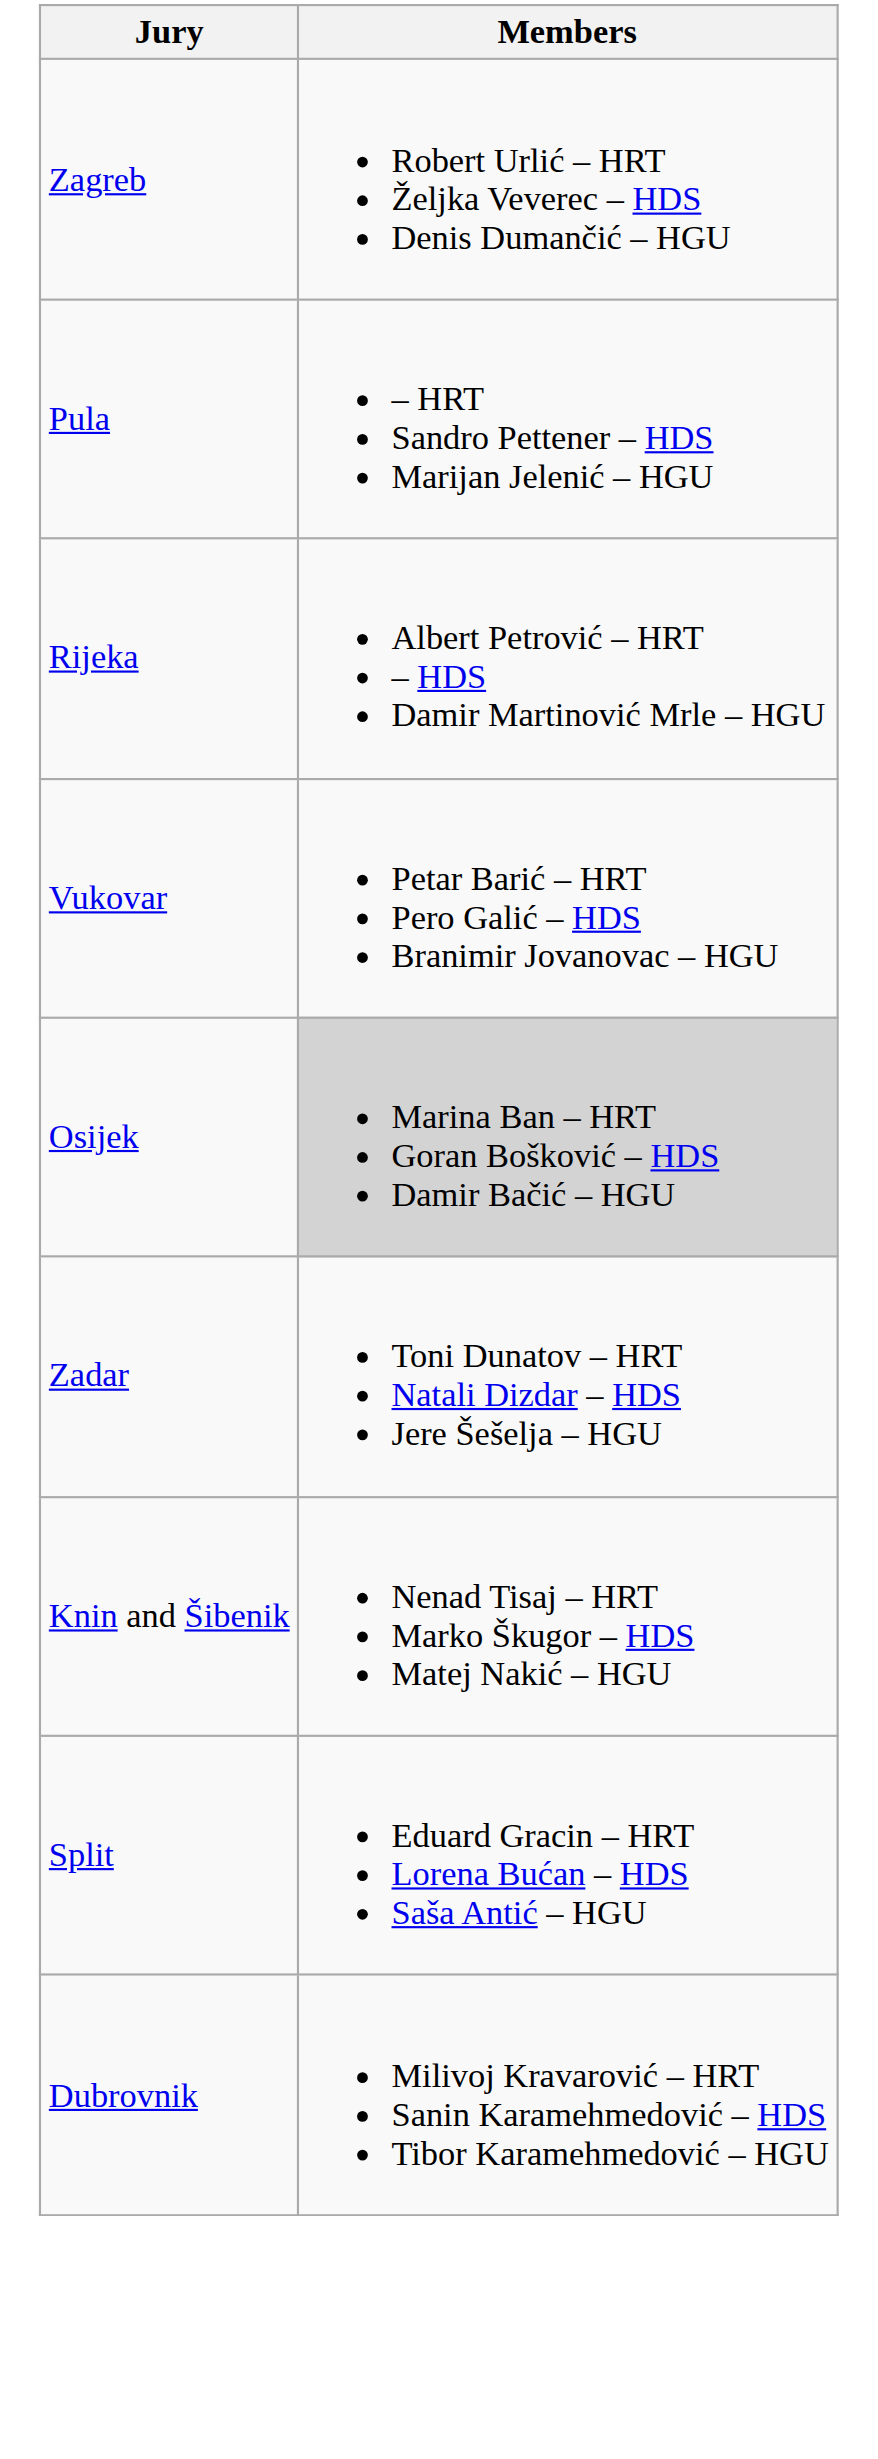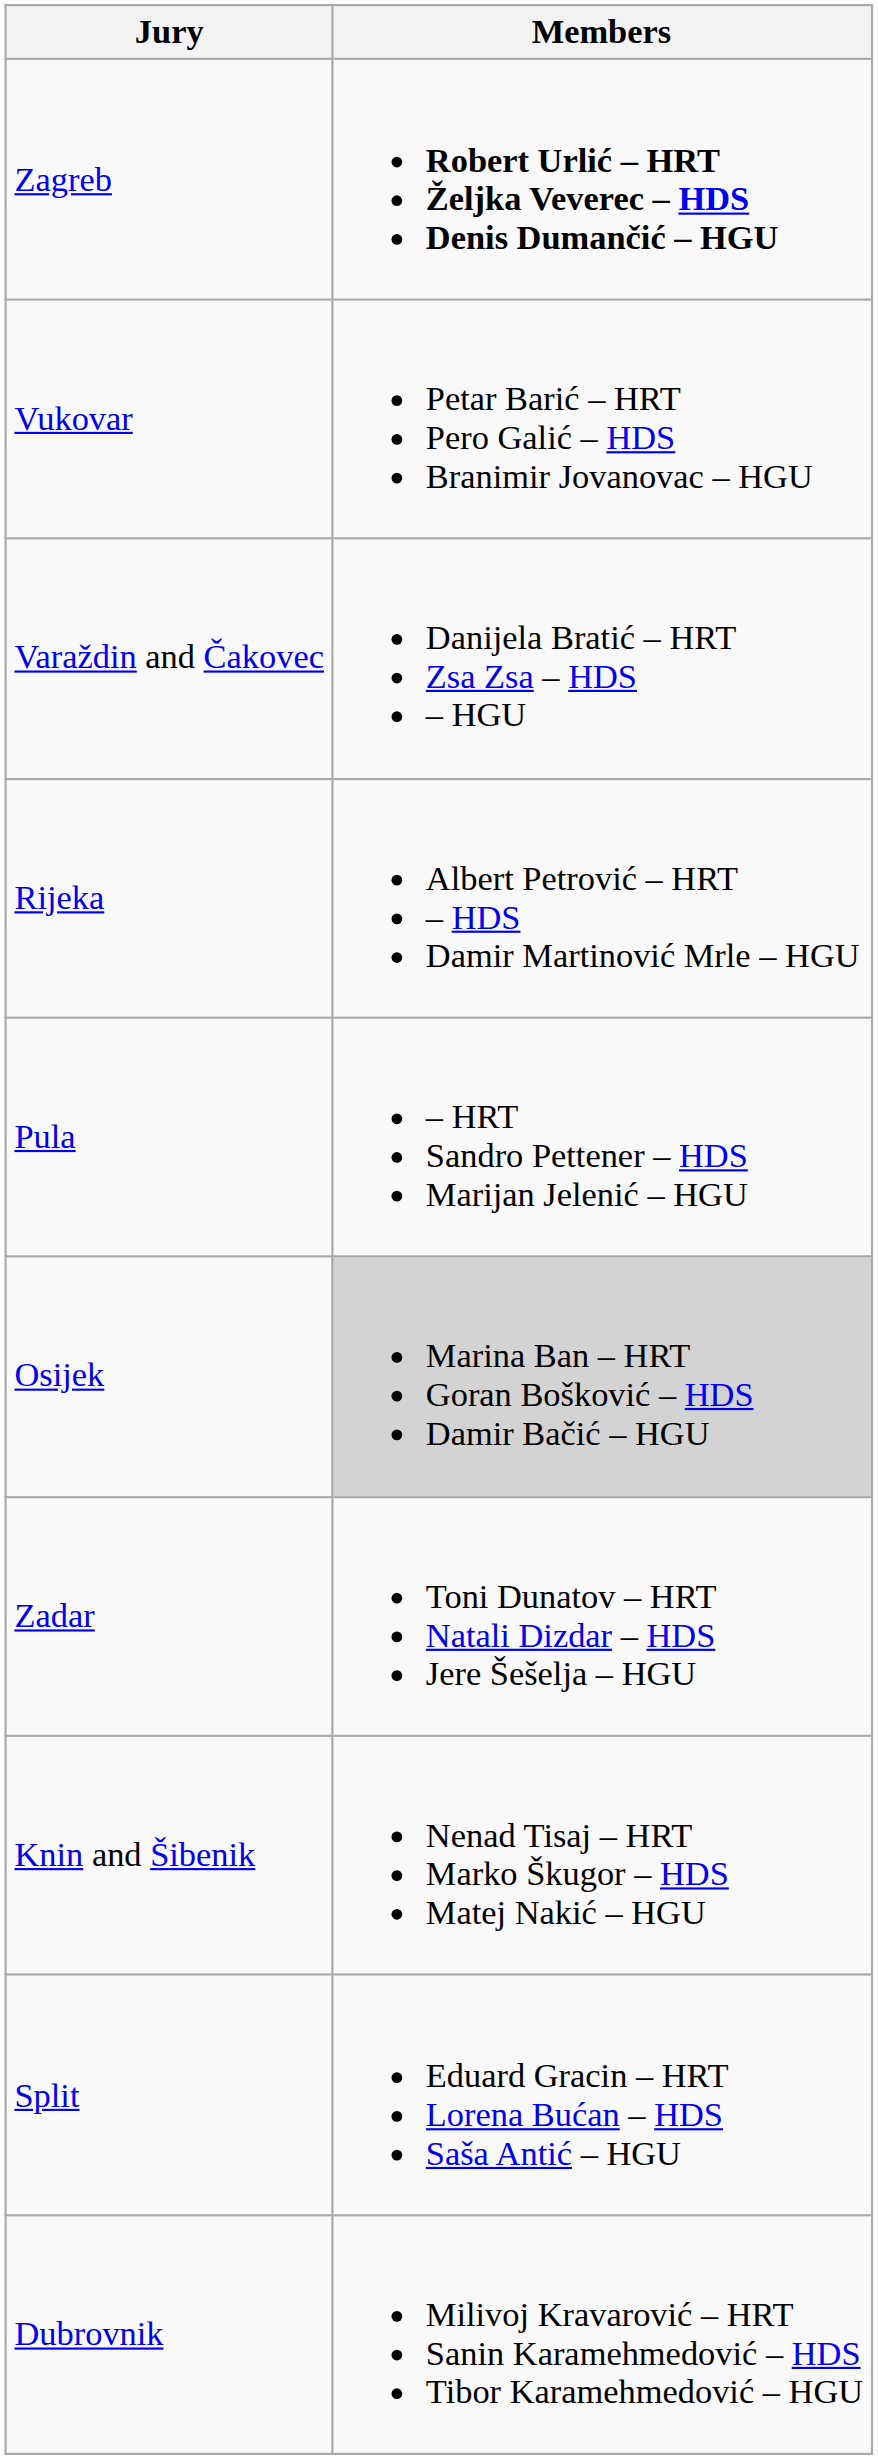(567, 199) normal -> (601, 199) bold
rows swapped: (108, 897) <-> (79, 418)
+ row: (169, 657)
